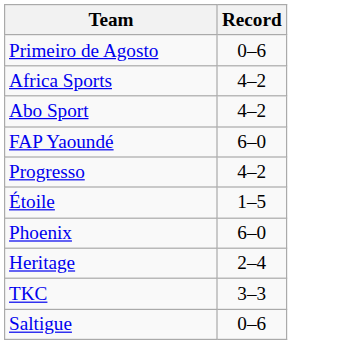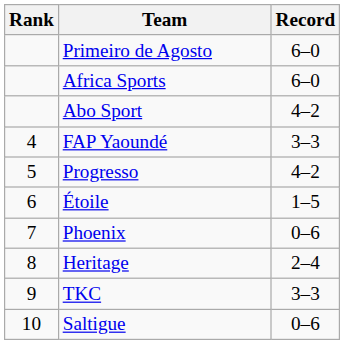+ column: (31, 19)
(252, 50) 0–6 -> (305, 50) 6–0
(252, 80) 4–2 -> (305, 80) 6–0
(252, 141) 6–0 -> (305, 141) 3–3
(252, 232) 6–0 -> (305, 232) 0–6
